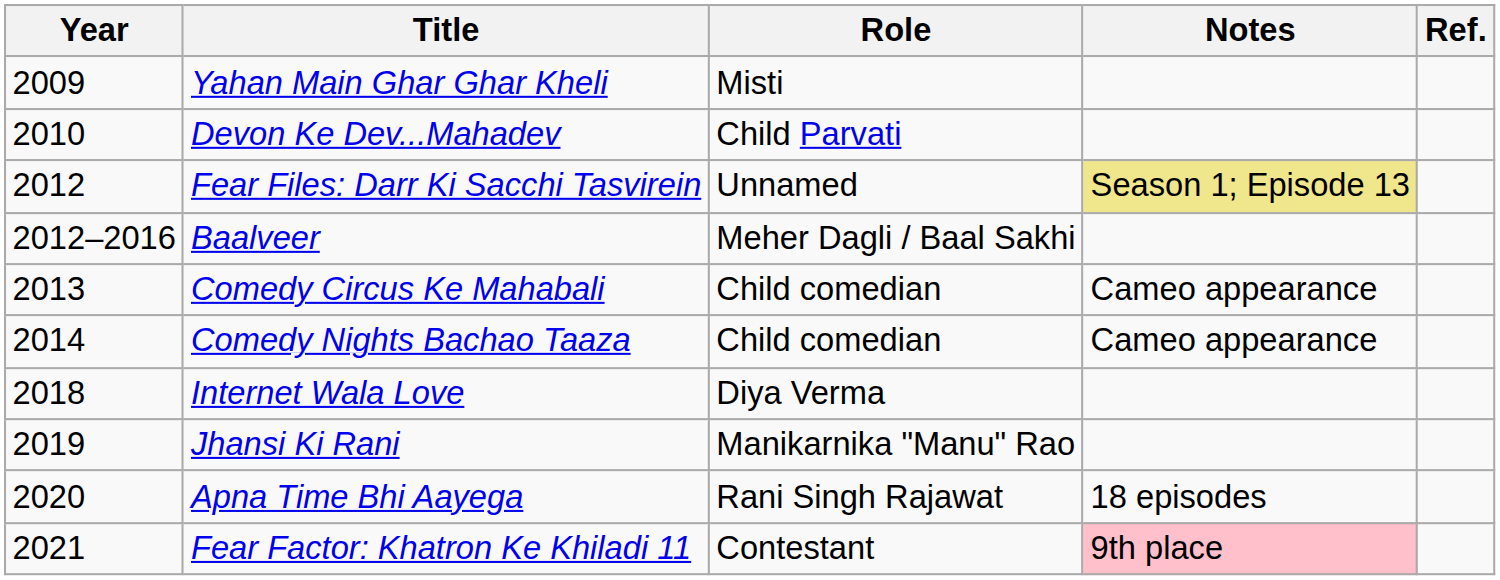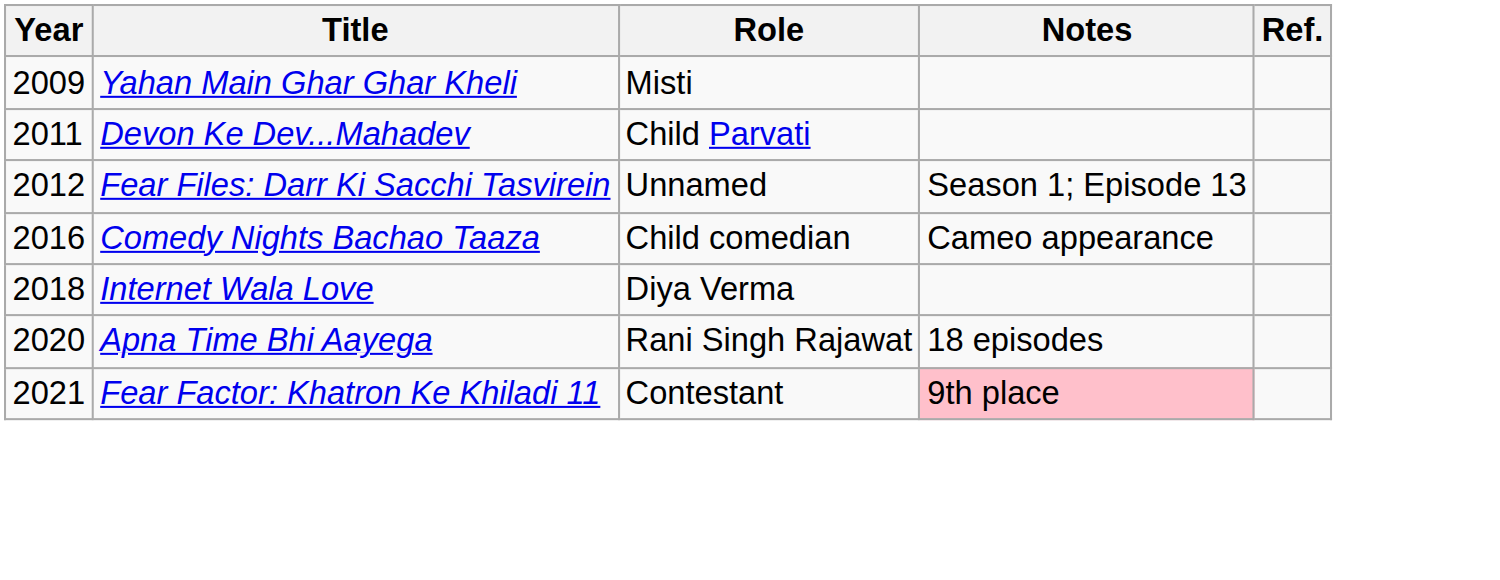(49, 133) 2010 -> (48, 133) 2011
(1250, 185) khaki background -> (1087, 185) no background
- row: (255, 237)
- row: (398, 289)
(49, 340) 2014 -> (49, 237) 2016
- row: (295, 444)
